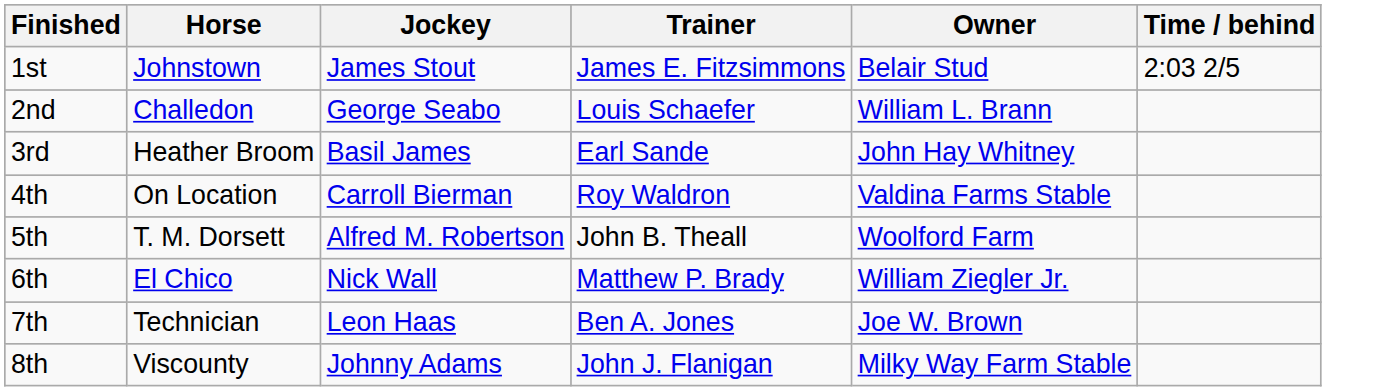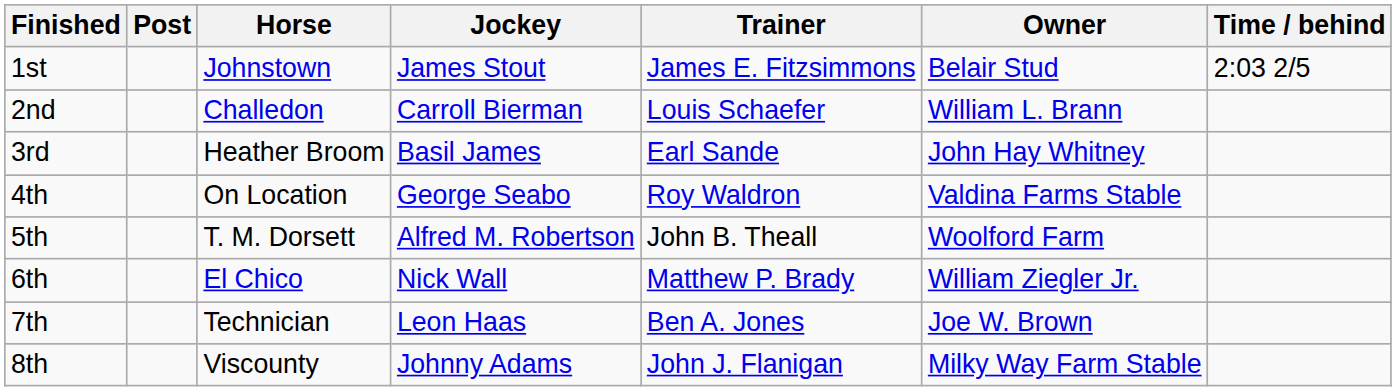+ column: (162, 25)
(414, 110) George Seabo -> (490, 110) Carroll Bierman
(419, 195) Carroll Bierman -> (484, 195) George Seabo
